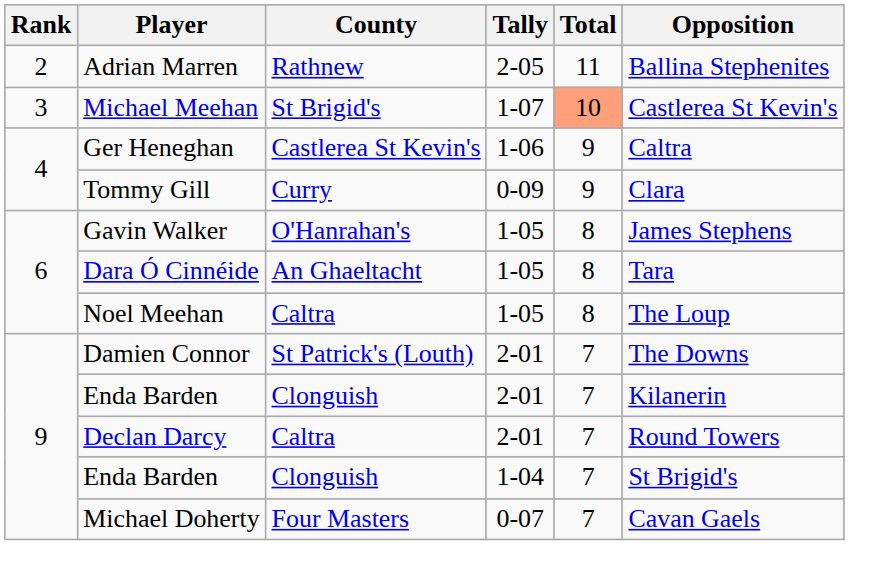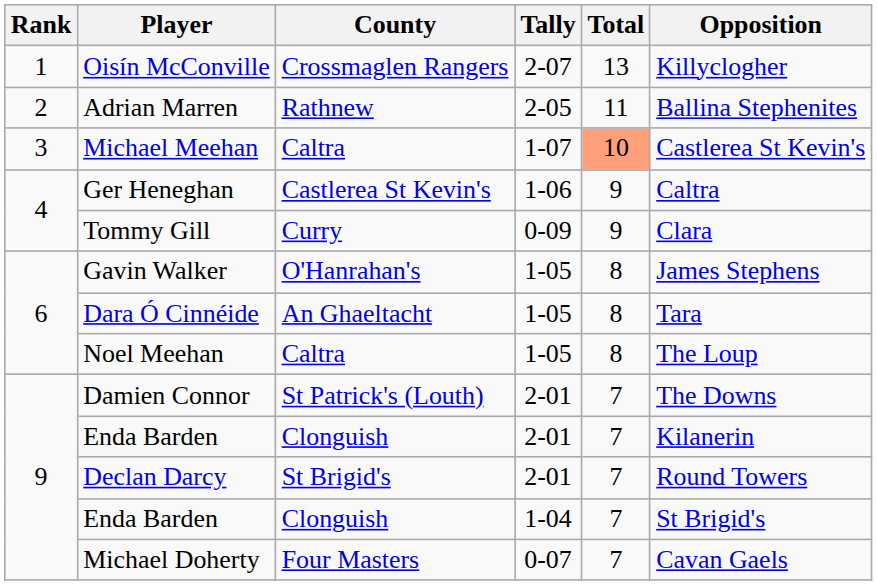+ row: (176, 66)
(326, 107) St Brigid's -> (313, 148) Caltra
(303, 436) Caltra -> (336, 477) St Brigid's
